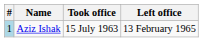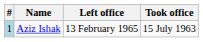columns swapped: (92, 12) <-> (159, 12)
